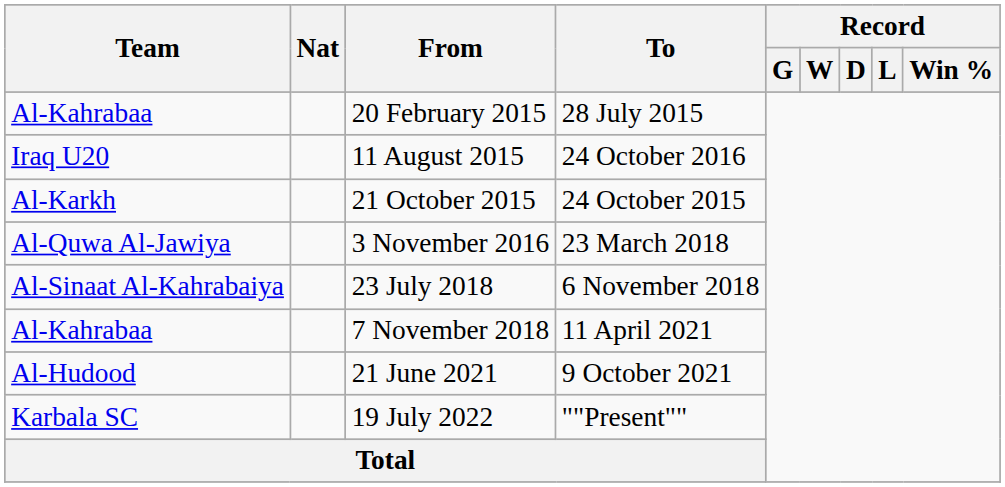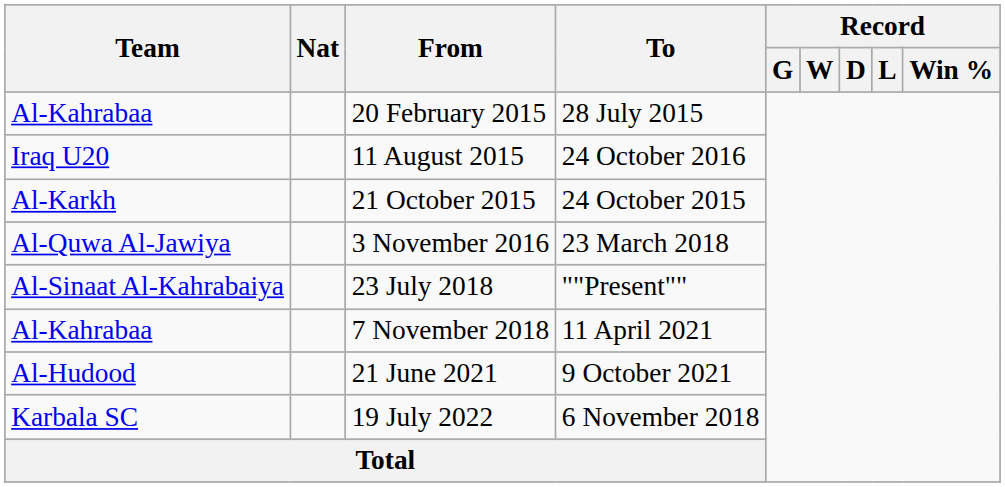(661, 286) 6 November 2018 -> (624, 286) ""Present""
(624, 416) ""Present"" -> (661, 416) 6 November 2018
